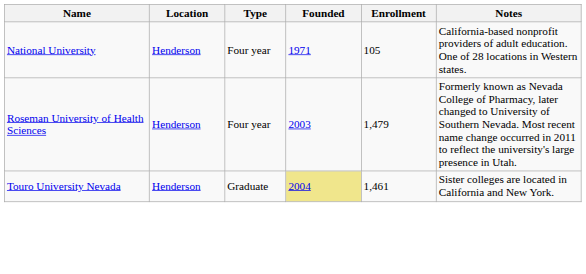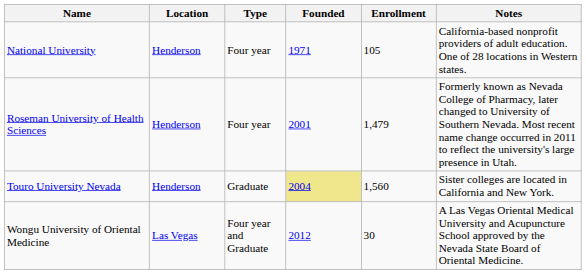(300, 124) 2003 -> (300, 124) 2001
(376, 186) 1,461 -> (376, 186) 1,560
+ row: (74, 235)
